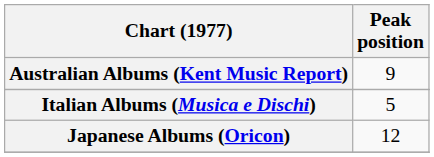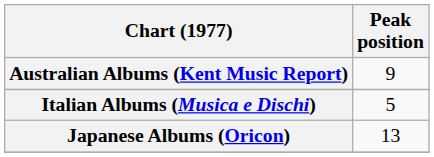(391, 135) 12 -> (391, 135) 13
